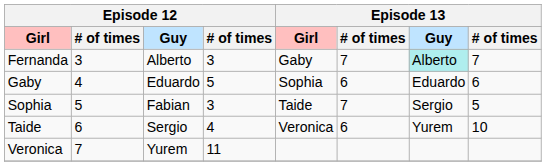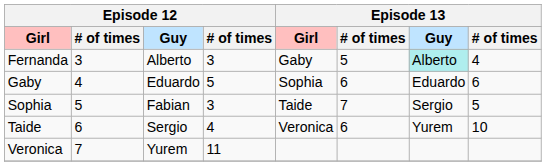(344, 60) 7 -> (344, 60) 5
(476, 60) 7 -> (476, 60) 4
